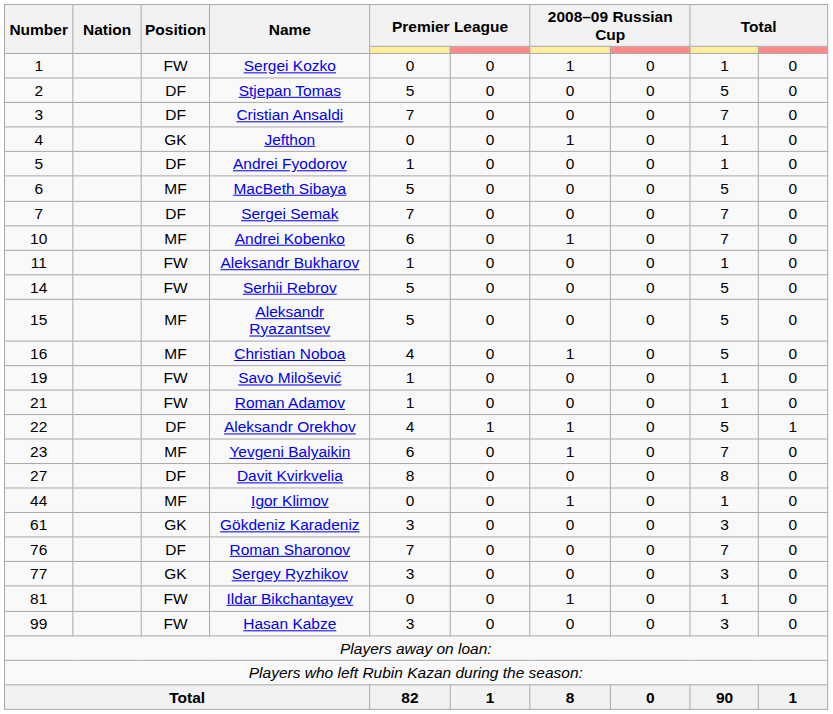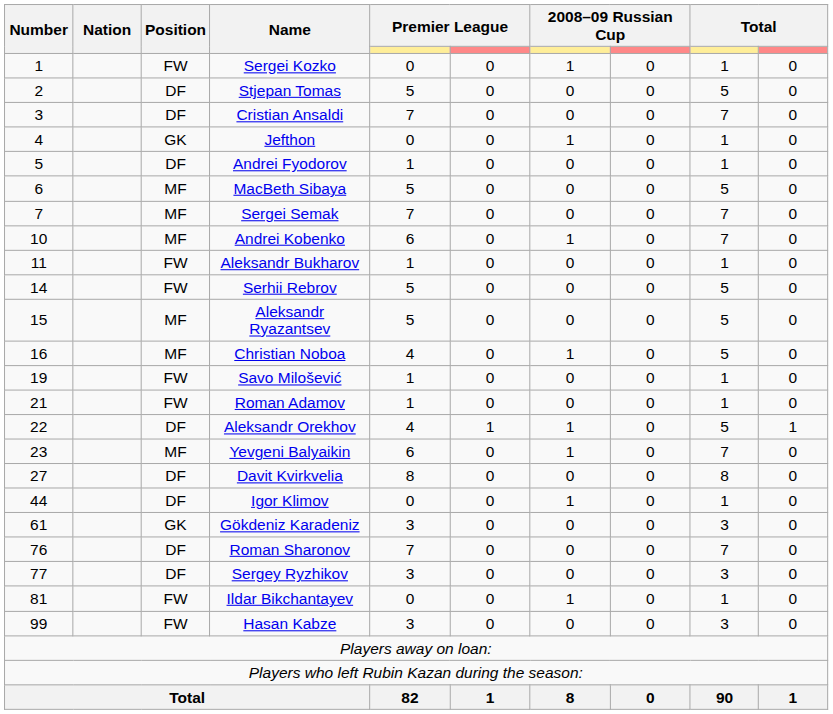(176, 213) DF -> (176, 213) MF
(176, 501) MF -> (176, 501) DF
(176, 574) GK -> (176, 574) DF
